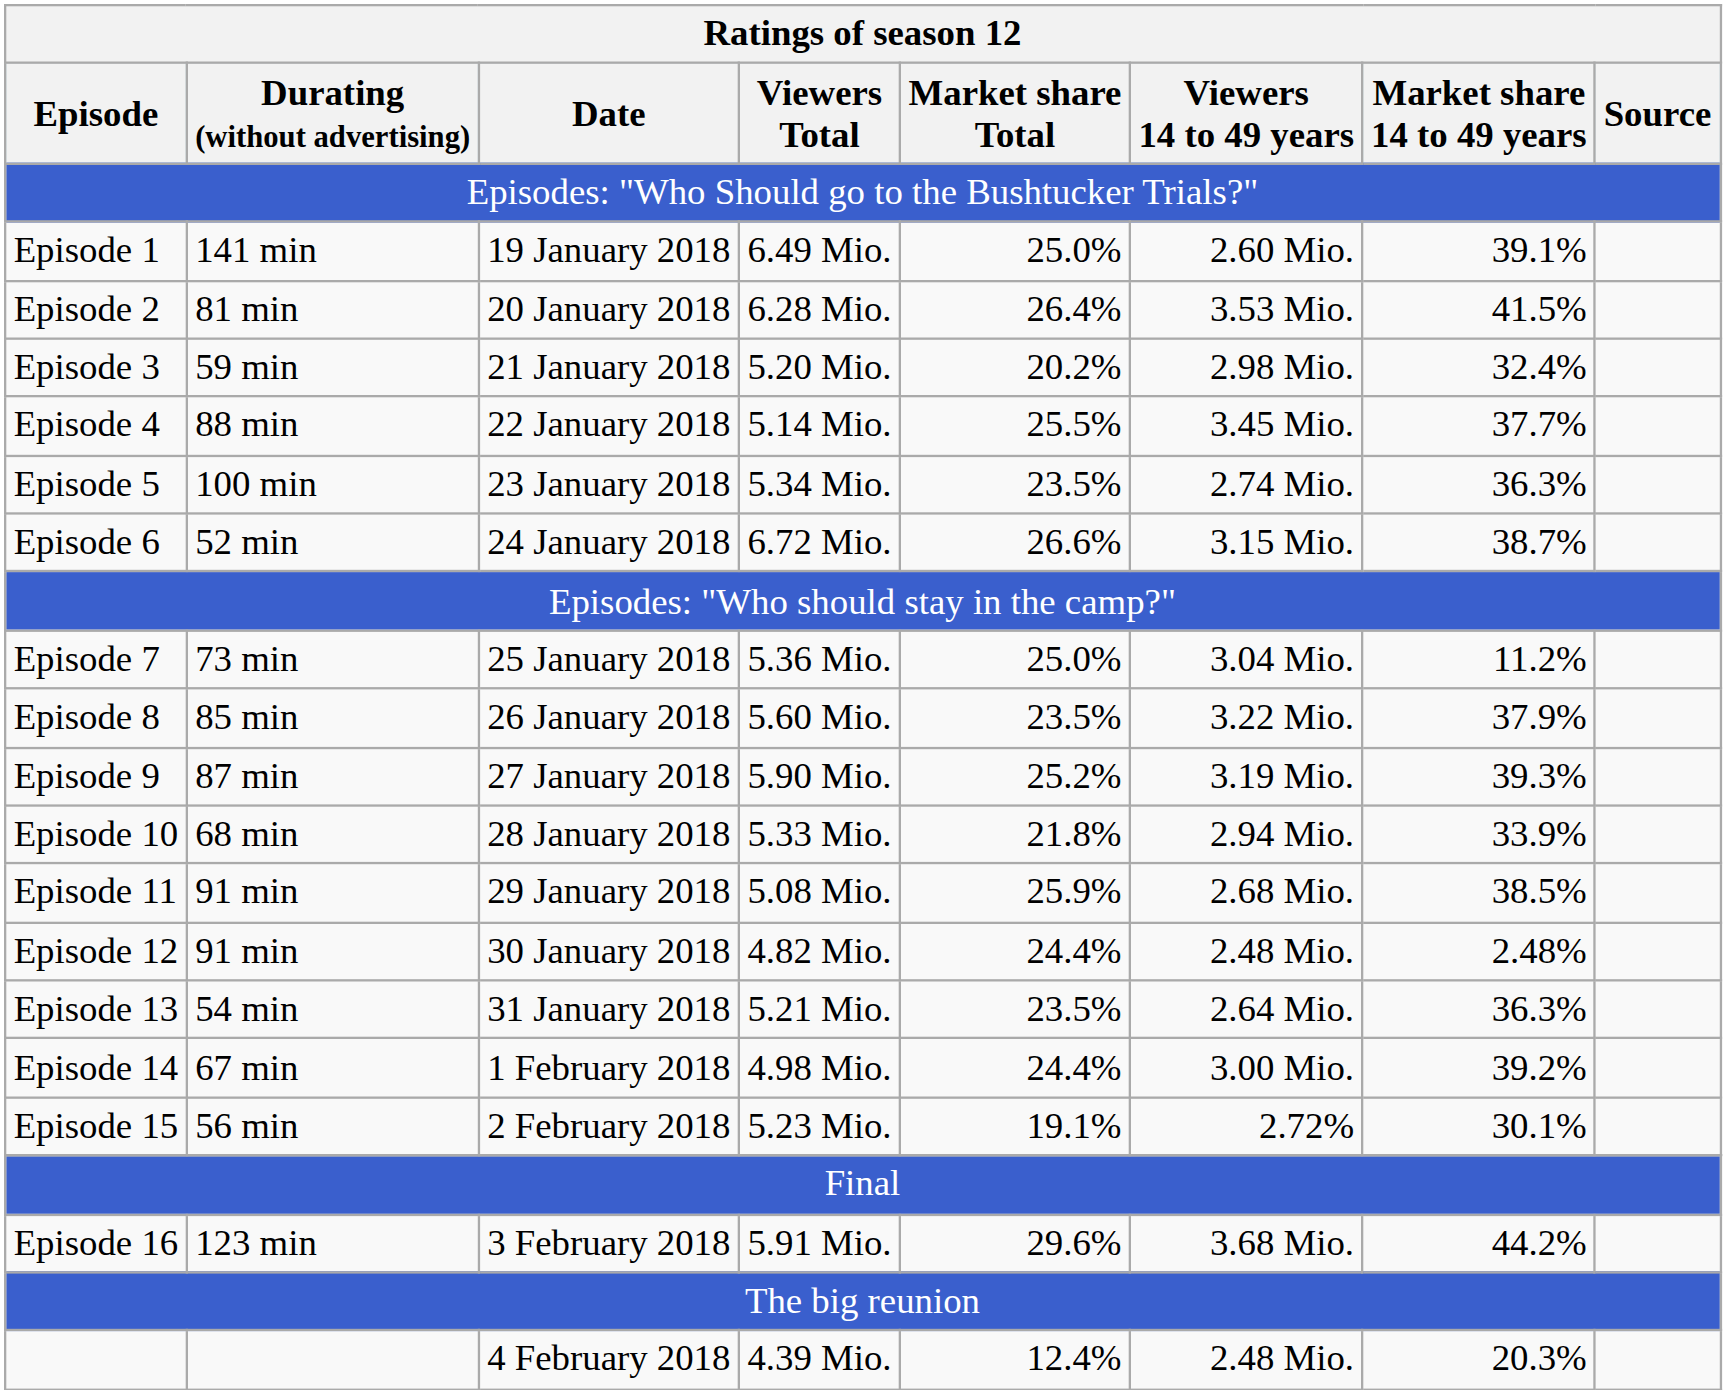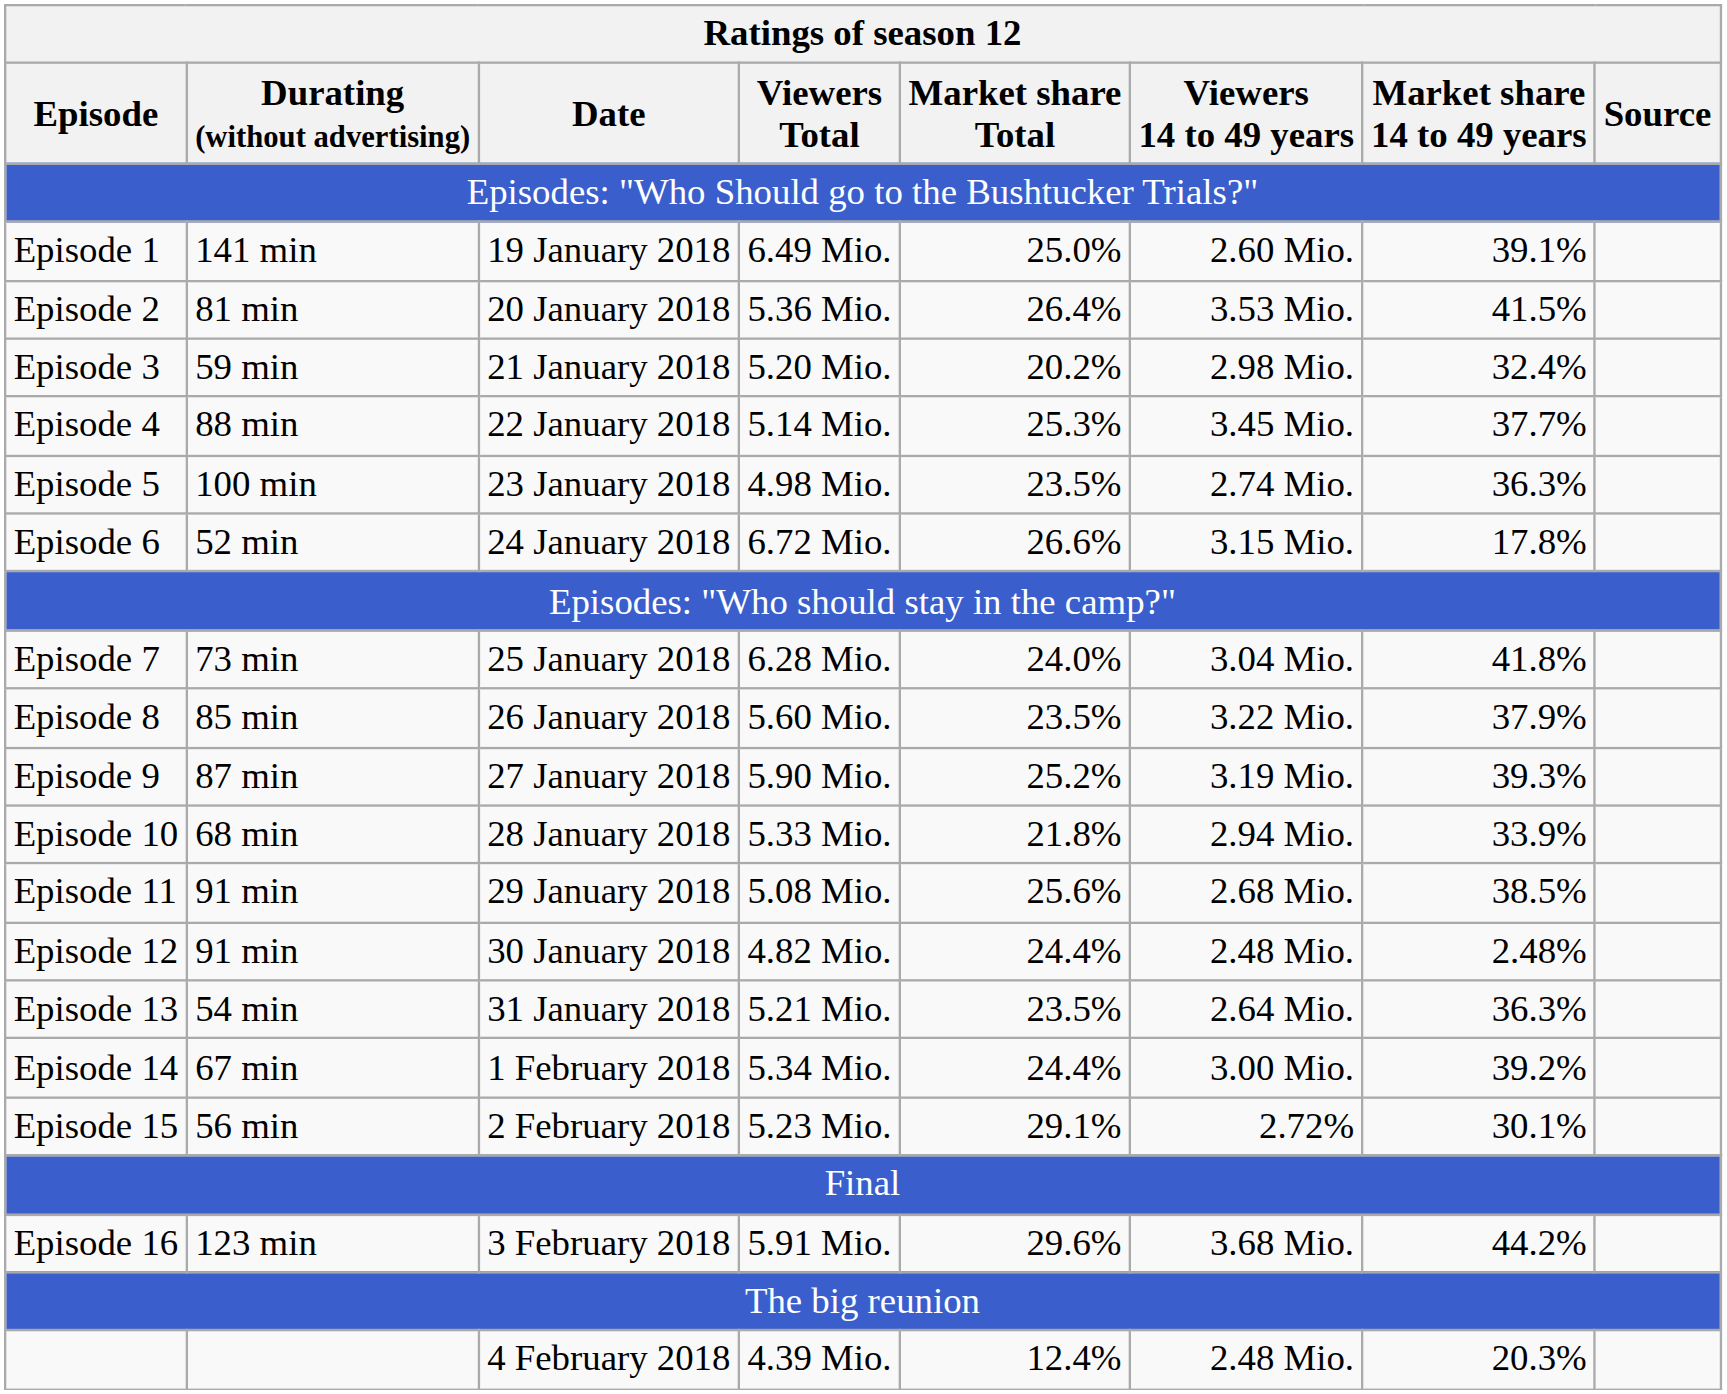(819, 308) 6.28 Mio. -> (819, 308) 5.36 Mio.
(1074, 425) 25.5% -> (1074, 425) 25.3%
(819, 483) 5.34 Mio. -> (819, 483) 4.98 Mio.
(1539, 541) 38.7% -> (1539, 541) 17.8%
(819, 658) 5.36 Mio. -> (819, 658) 6.28 Mio.
(1074, 658) 25.0% -> (1074, 658) 24.0%
(1540, 658) 11.2% -> (1539, 658) 41.8%
(1074, 892) 25.9% -> (1074, 892) 25.6%
(819, 1067) 4.98 Mio. -> (819, 1067) 5.34 Mio.
(1074, 1125) 19.1% -> (1074, 1125) 29.1%
